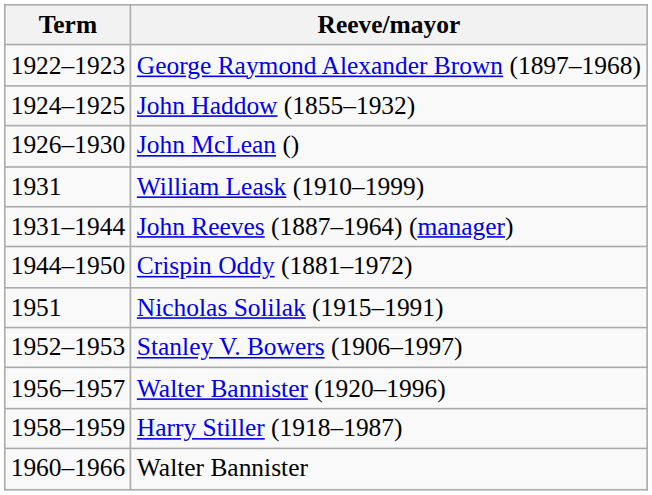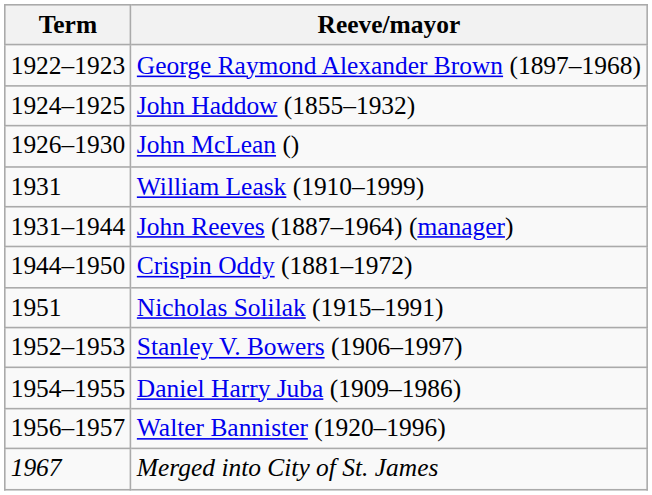+ row: (299, 387)
- row: (270, 428)
- row: (222, 468)
+ row: (288, 468)
